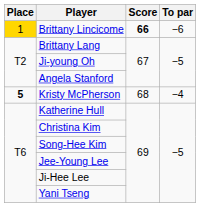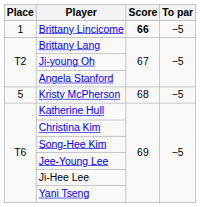(20, 29) gold background -> (20, 29) no background
(178, 29) −6 -> (178, 29) −5
(20, 95) bold -> (20, 95) normal
(178, 95) −4 -> (178, 95) −5
